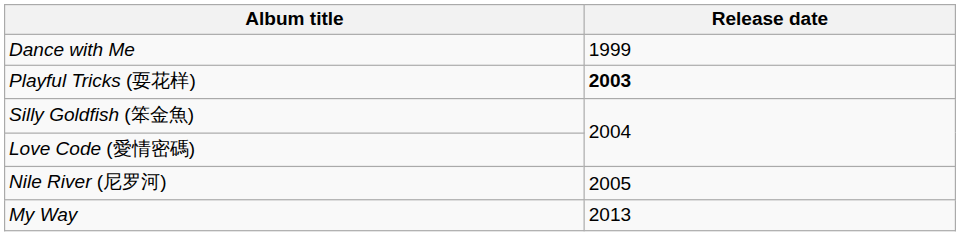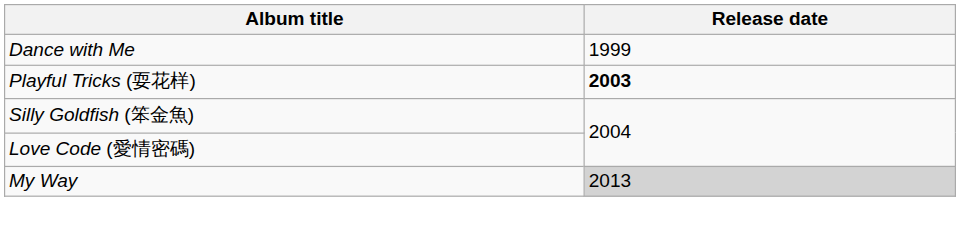- row: (88, 182)
(610, 215) no background -> (610, 181) lightgrey background
